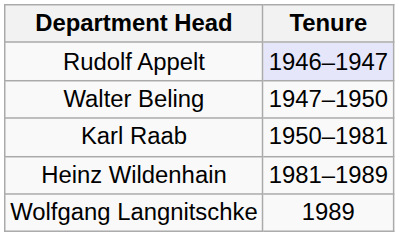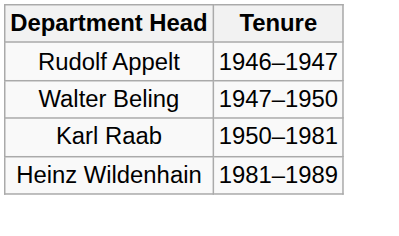(328, 61) lavender background -> (278, 61) no background
- row: (134, 212)
